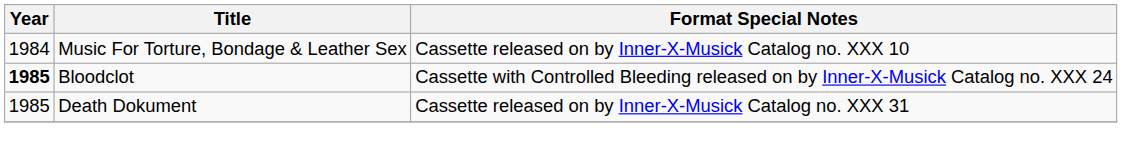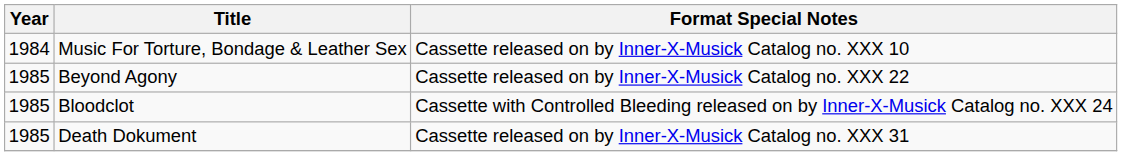+ row: (118, 77)
(29, 77) bold -> (29, 106) normal
